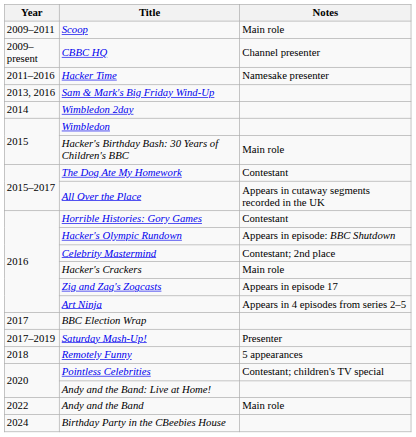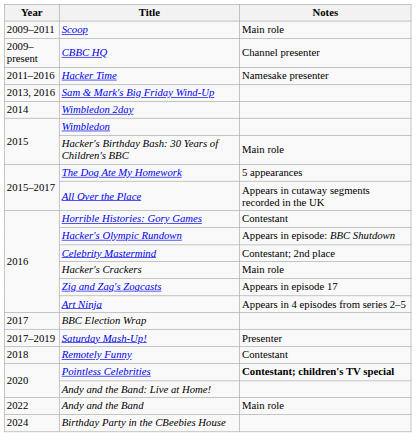(265, 173) Contestant -> (272, 173) 5 appearances
(272, 355) 5 appearances -> (265, 355) Contestant
(313, 372) normal -> (318, 372) bold
